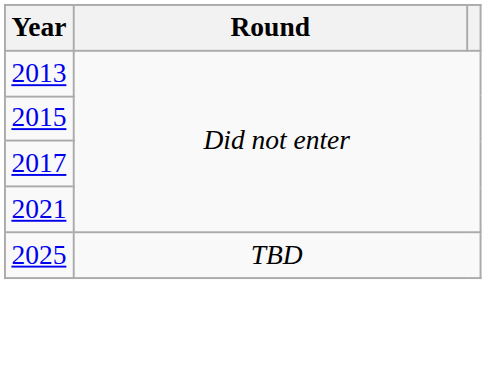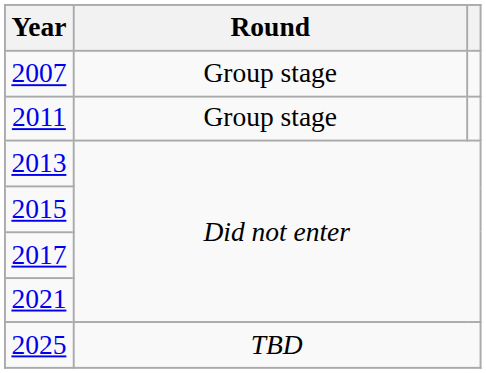+ row: (39, 72)
+ row: (39, 118)
